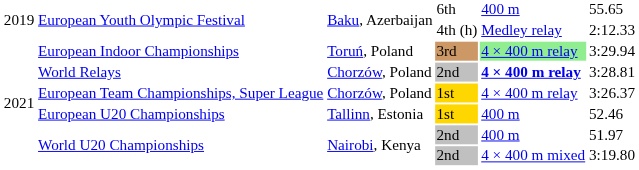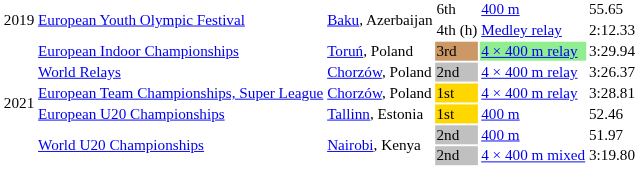(531, 72) bold -> (529, 72) normal
(612, 72) 3:28.81 -> (612, 72) 3:26.37
(612, 93) 3:26.37 -> (612, 93) 3:28.81
